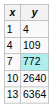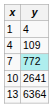(35, 78) 2640 -> (35, 78) 2641
